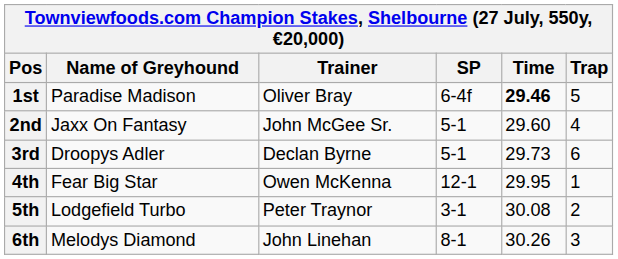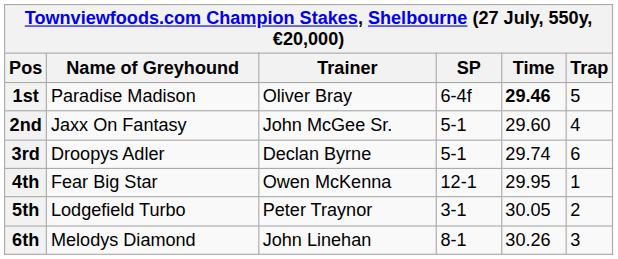(528, 153) 29.73 -> (528, 153) 29.74
(528, 211) 30.08 -> (528, 211) 30.05
